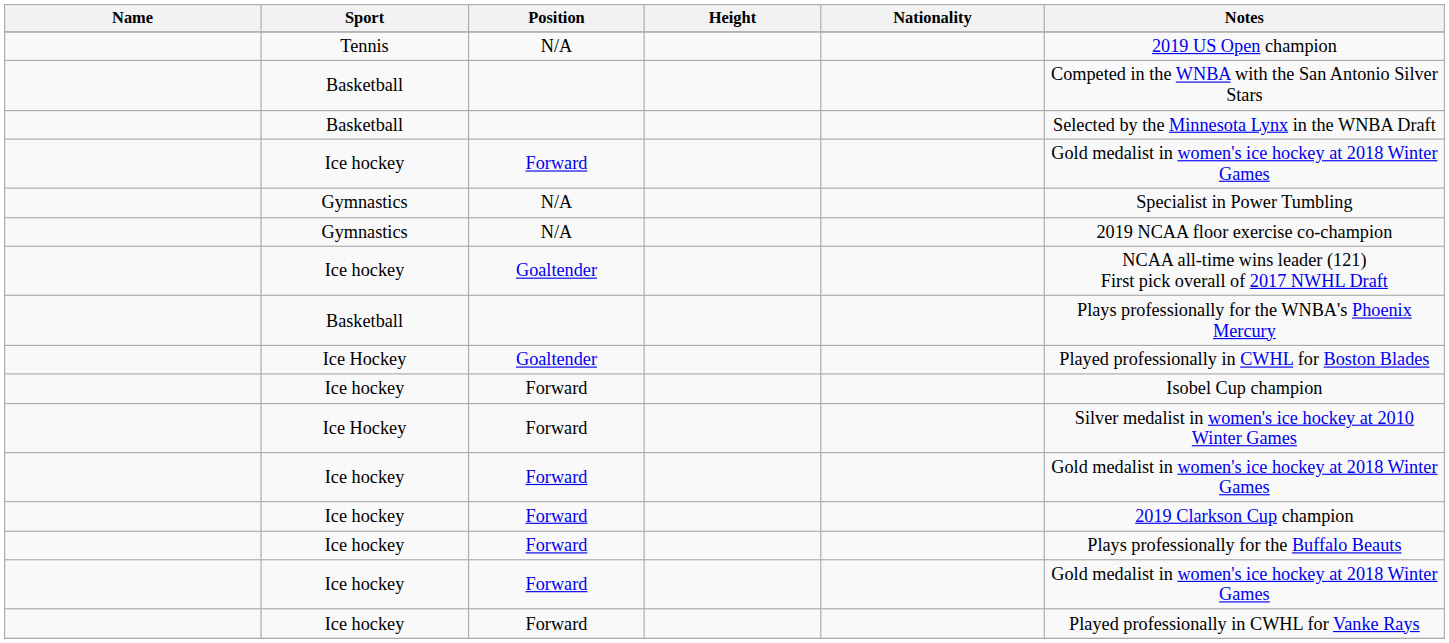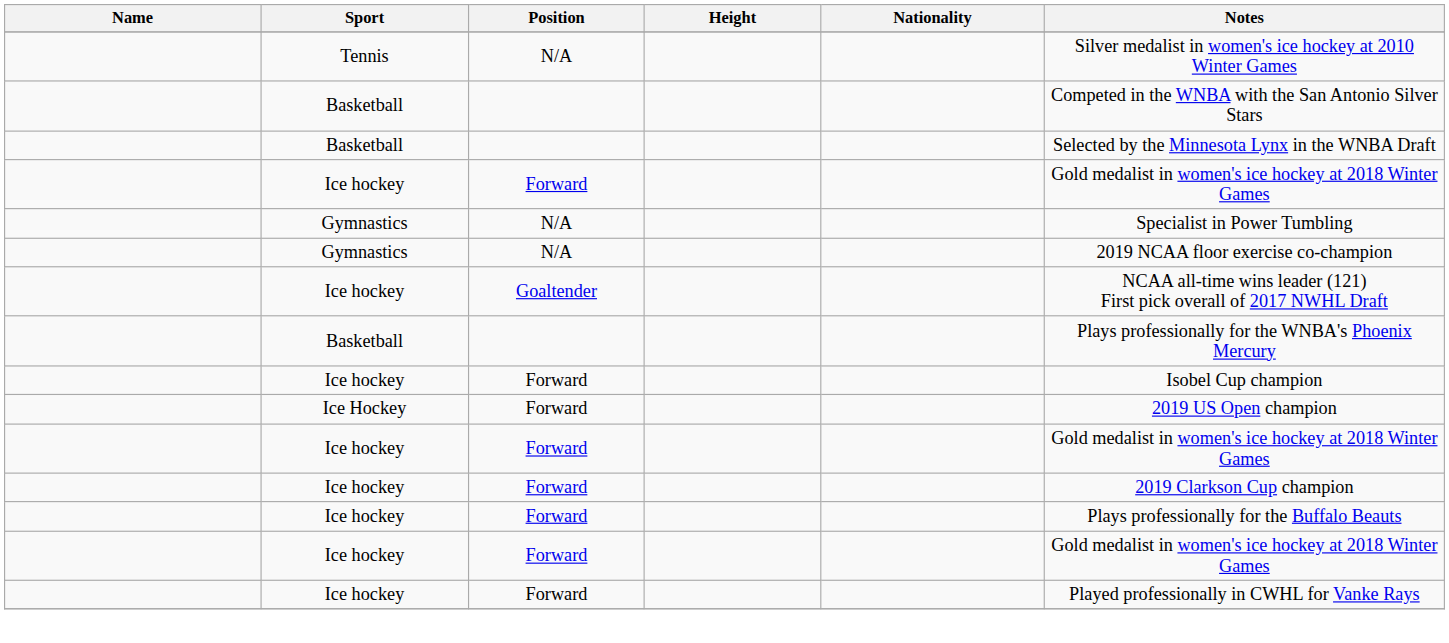(1244, 46) 2019 US Open champion -> (1244, 56) Silver medalist in women's ice hockey at 2010 Winter Games
- row: (365, 359)
(1244, 427) Silver medalist in women's ice hockey at 2010 Winter Games -> (1244, 408) 2019 US Open champion
